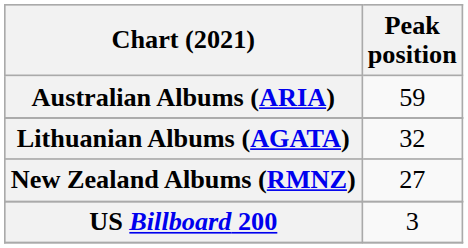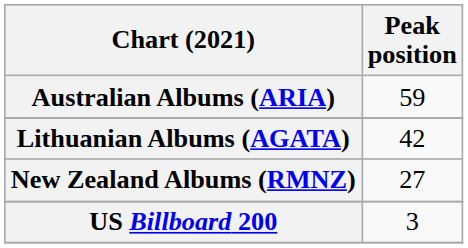(412, 138) 32 -> (412, 138) 42
